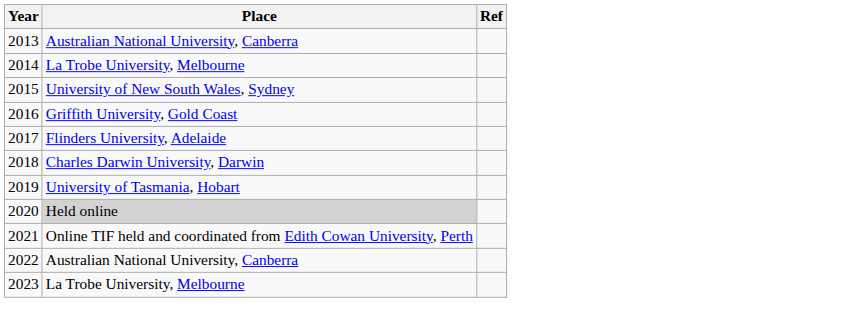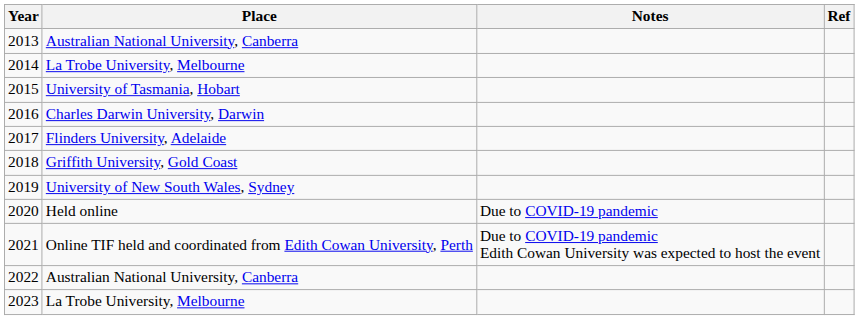+ column: (650, 16)
(170, 89) University of New South Wales, Sydney -> (143, 89) University of Tasmania, Hobart
(142, 114) Griffith University, Gold Coast -> (155, 114) Charles Darwin University, Darwin
(155, 162) Charles Darwin University, Darwin -> (142, 162) Griffith University, Gold Coast
(143, 187) University of Tasmania, Hobart -> (170, 187) University of New South Wales, Sydney
(82, 211) lightgrey background -> (82, 211) no background
